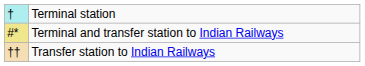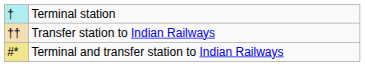rows swapped: (123, 52) <-> (157, 33)
